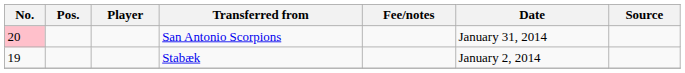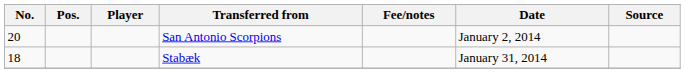(14, 36) pink background -> (14, 36) no background
(503, 36) January 31, 2014 -> (500, 36) January 2, 2014
(14, 57) 19 -> (14, 57) 18
(500, 57) January 2, 2014 -> (503, 57) January 31, 2014
